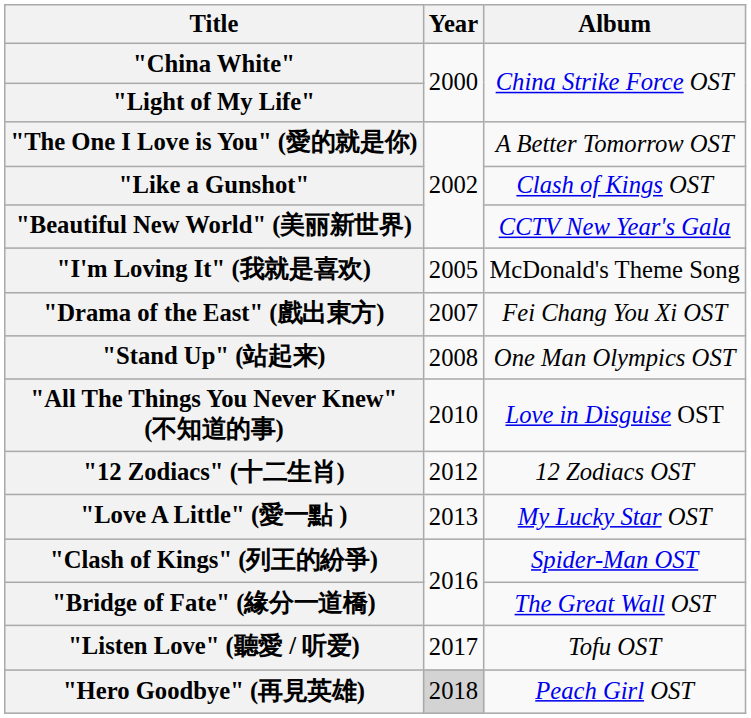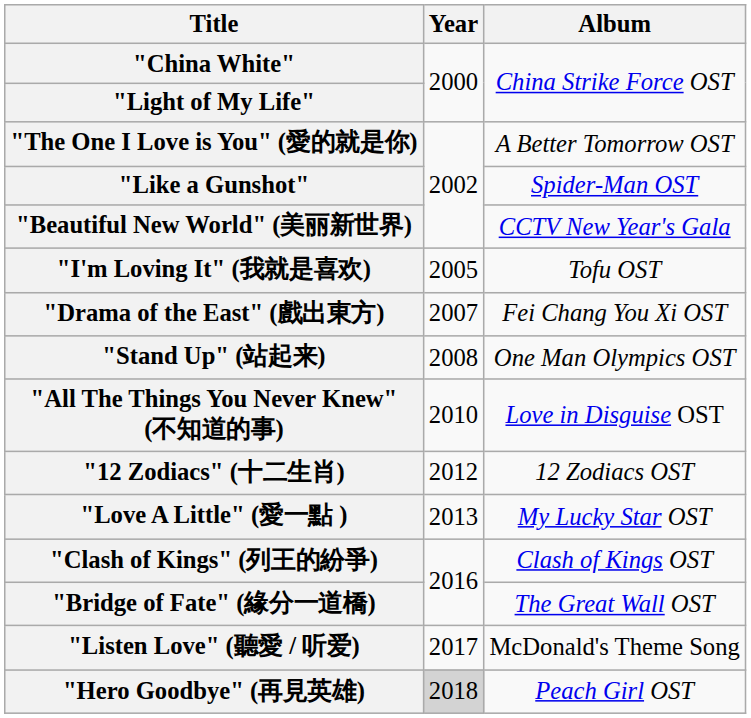(615, 184) Clash of Kings OST -> (615, 184) Spider-Man OST
(615, 270) McDonald's Theme Song -> (615, 270) Tofu OST
(615, 559) Spider-Man OST -> (615, 559) Clash of Kings OST
(615, 647) Tofu OST -> (615, 647) McDonald's Theme Song
